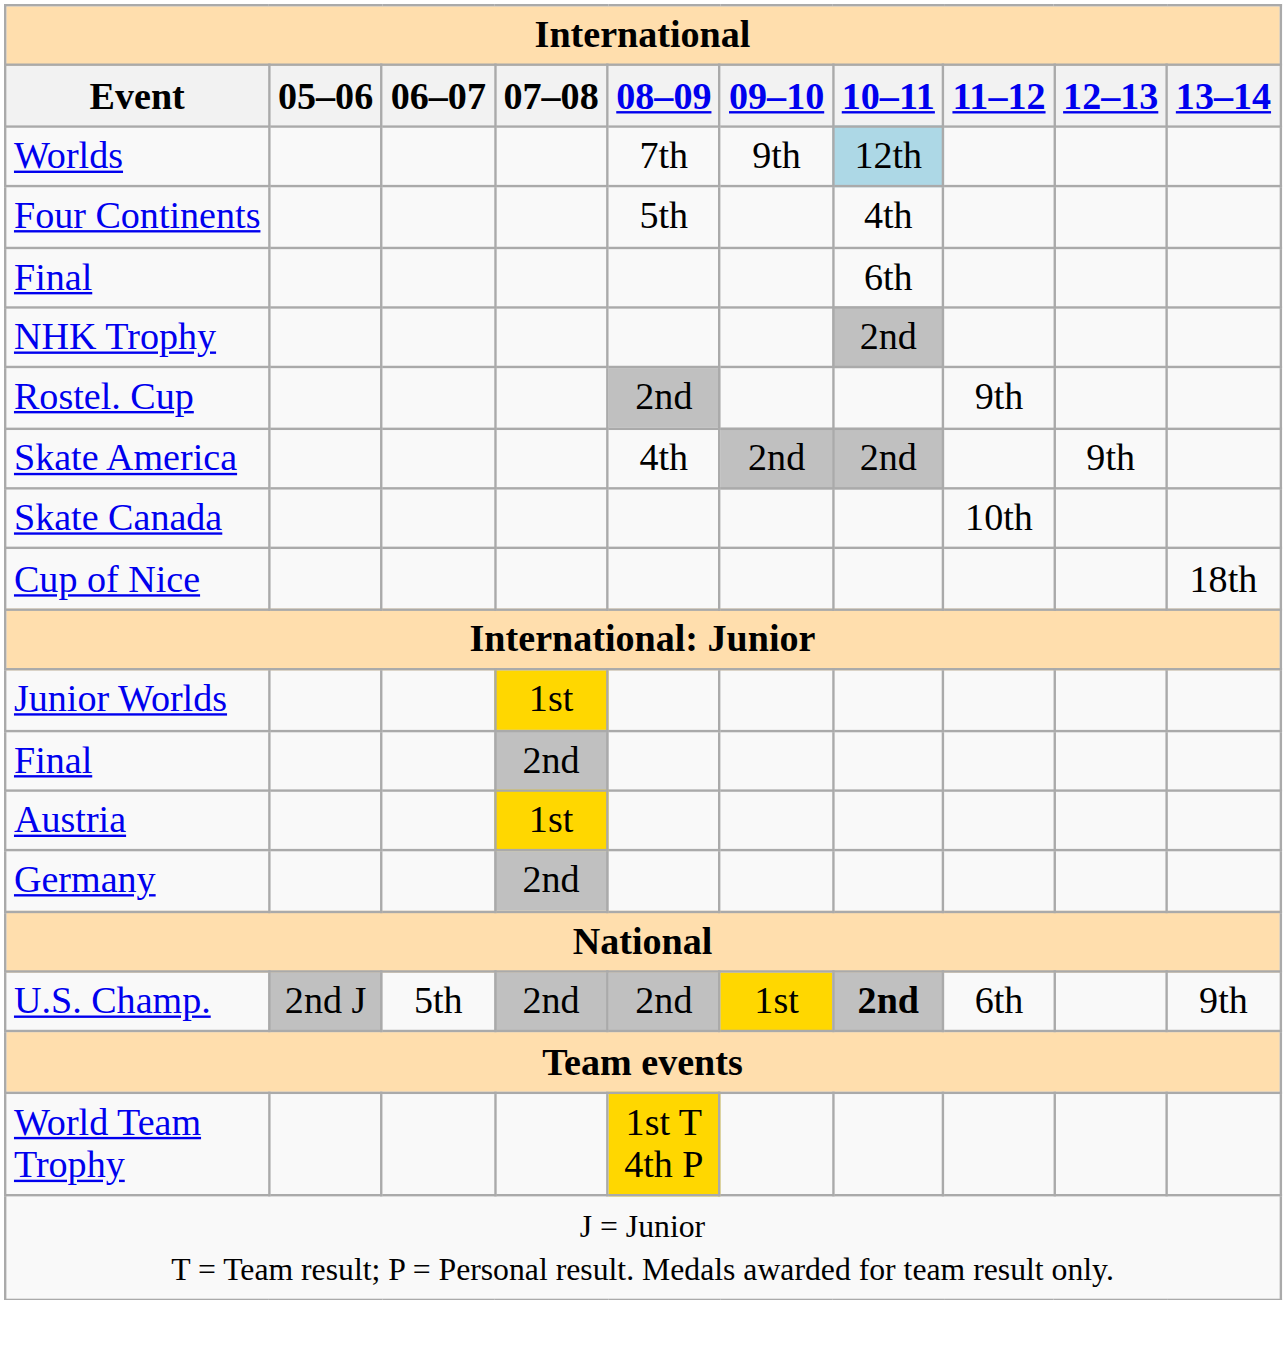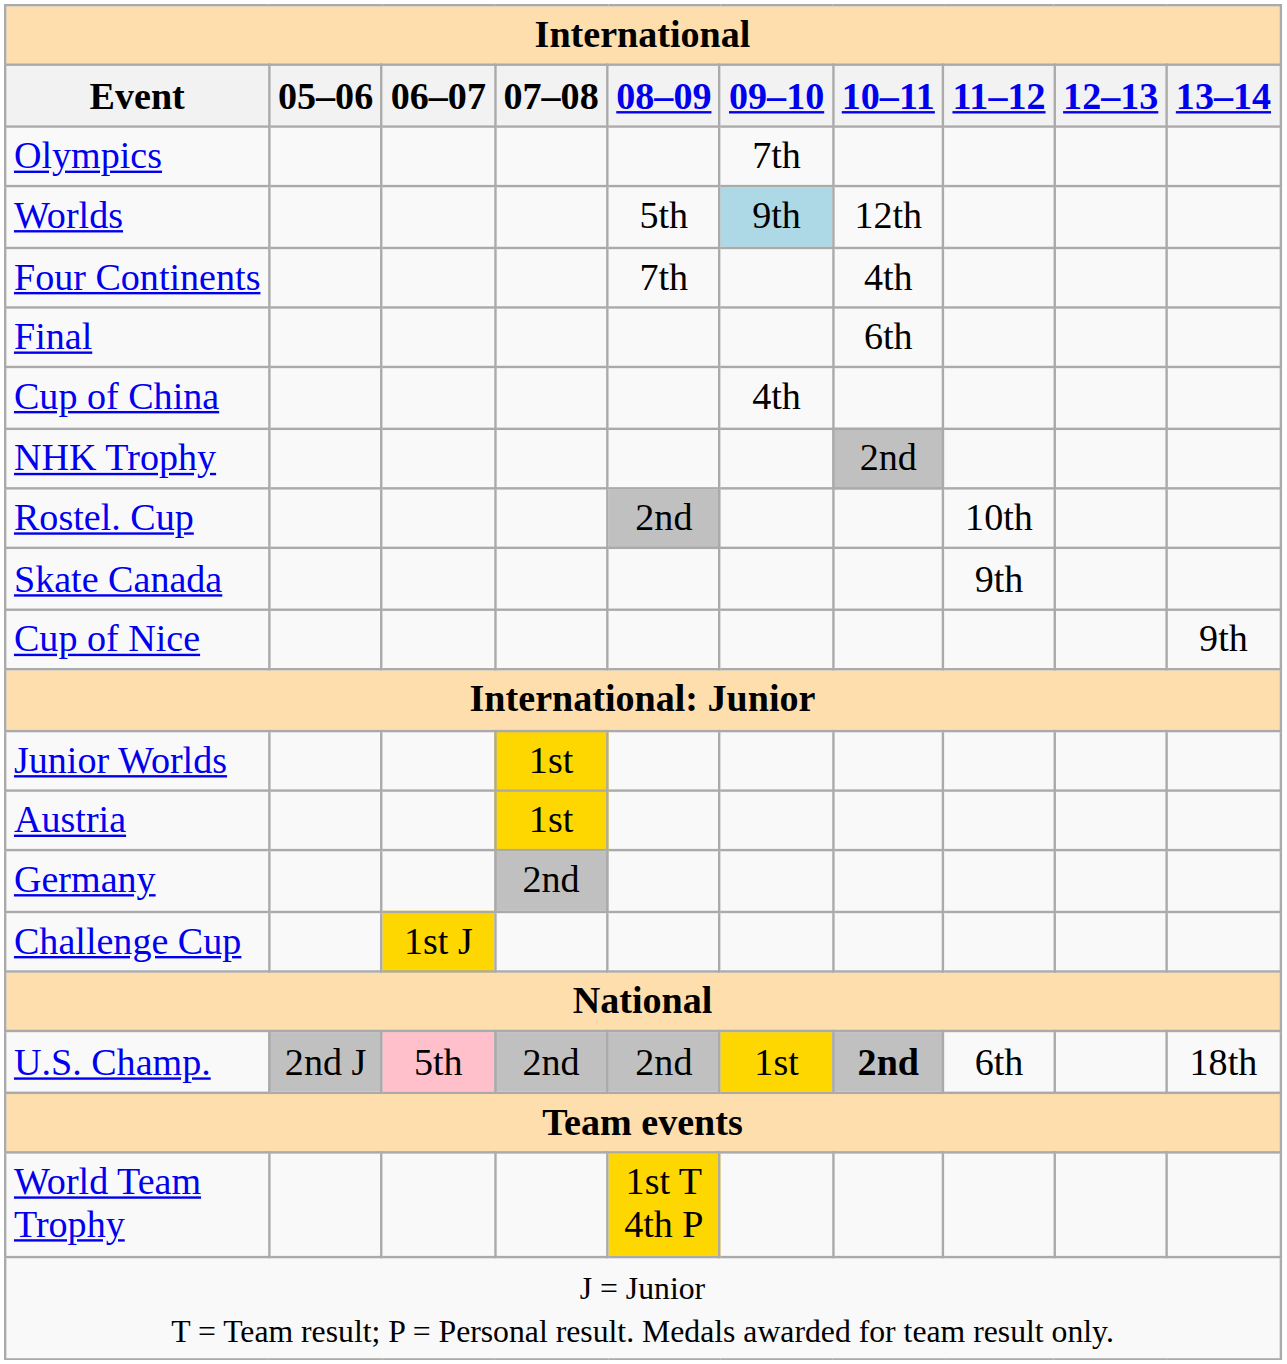+ row: (88, 155)
(664, 155) 7th -> (664, 215) 5th
(777, 155) no background -> (777, 215) lightblue background
(888, 155) lightblue background -> (888, 215) no background
(664, 215) 5th -> (664, 276) 7th
+ row: (117, 397)
(999, 397) 9th -> (999, 517) 10th
- row: (126, 457)
(999, 517) 10th -> (999, 578) 9th
(1223, 578) 18th -> (1223, 638) 9th
- row: (53, 759)
+ row: (128, 940)
(438, 1000) no background -> (438, 1061) pink background
(1223, 1000) 9th -> (1223, 1061) 18th
